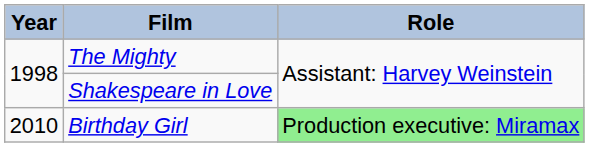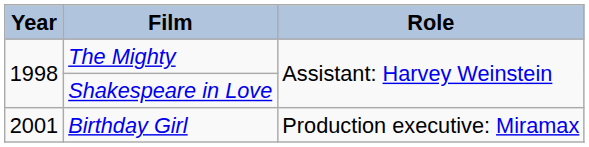(34, 125) 2010 -> (34, 125) 2001
(431, 125) lightgreen background -> (431, 125) no background
